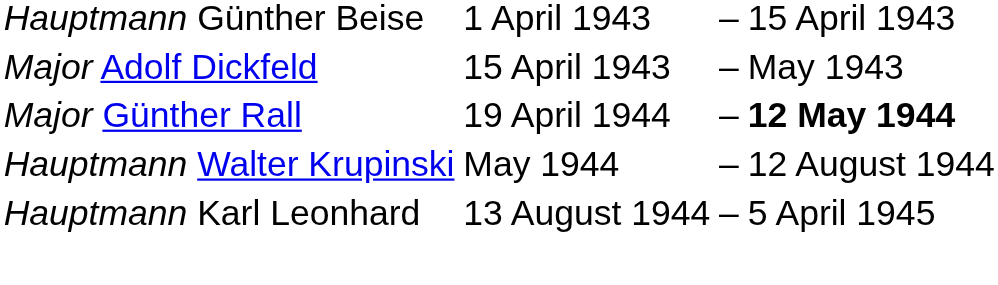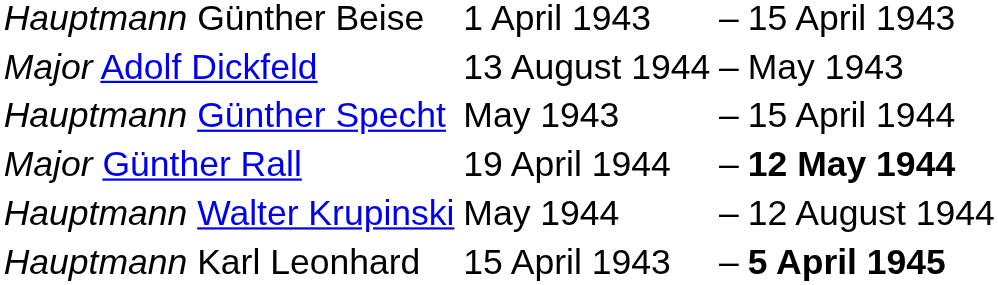(567, 66) 15 April 1943 -> (587, 66) 13 August 1944
+ row: (225, 115)
(587, 213) 13 August 1944 -> (567, 262) 15 April 1943
(842, 213) normal -> (847, 262) bold
